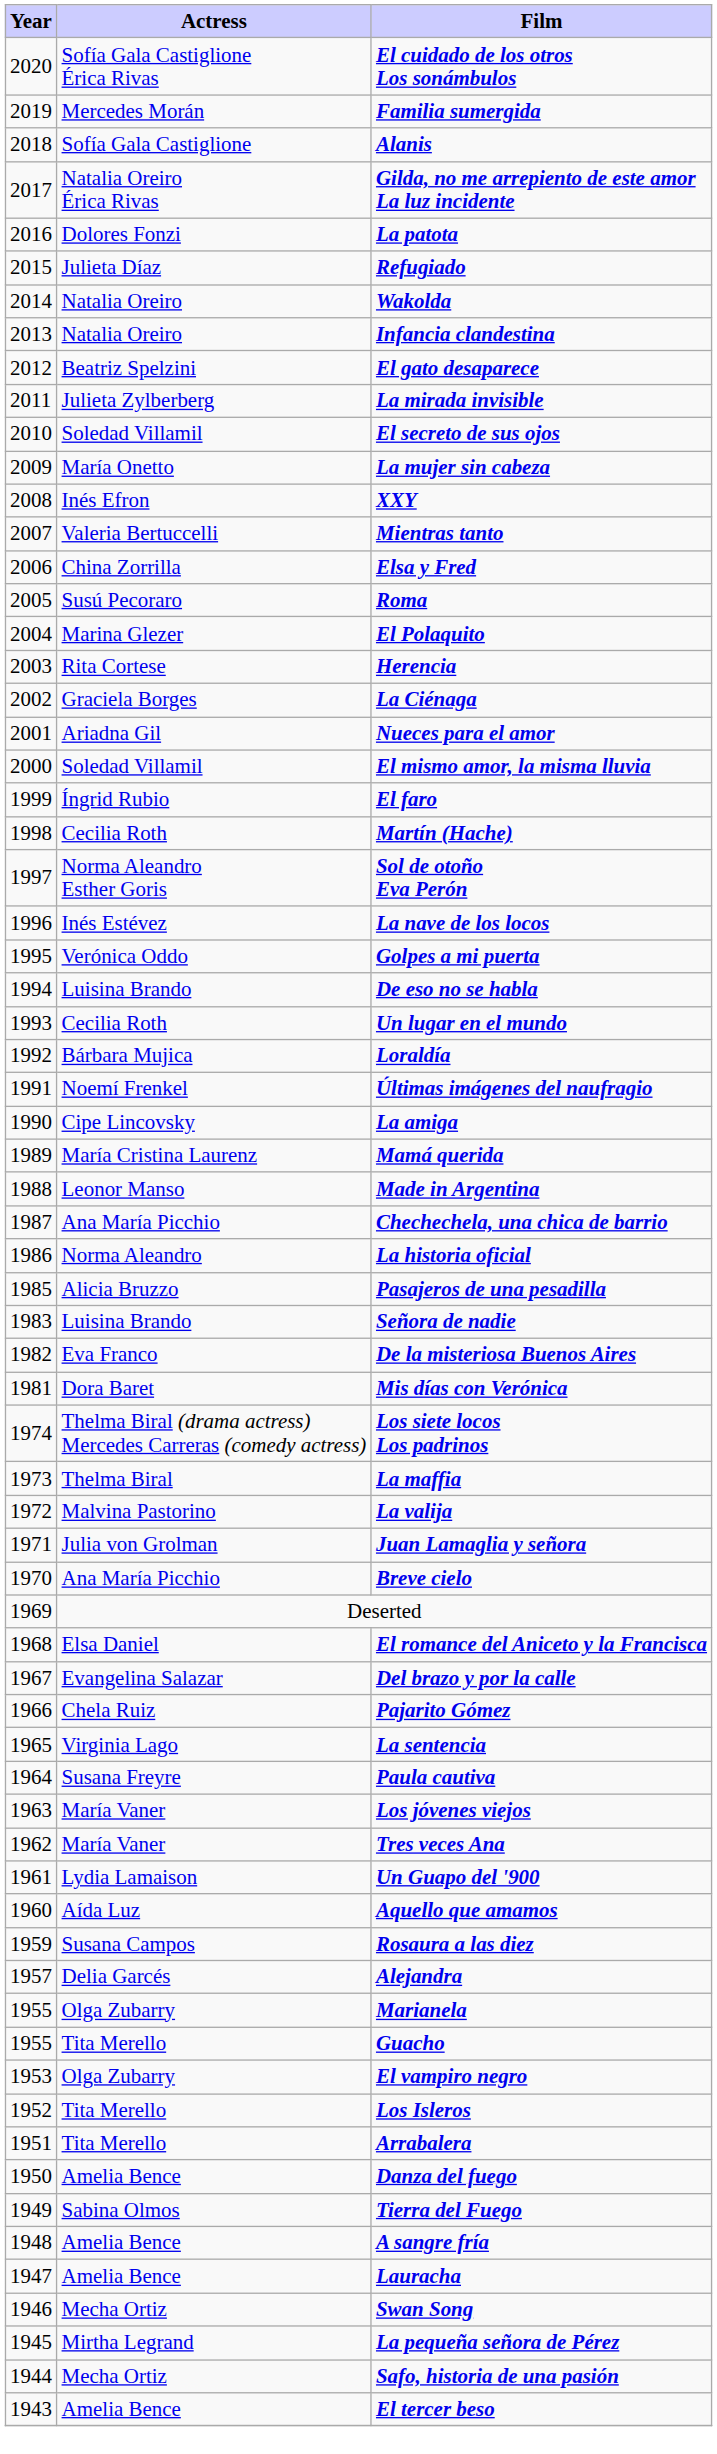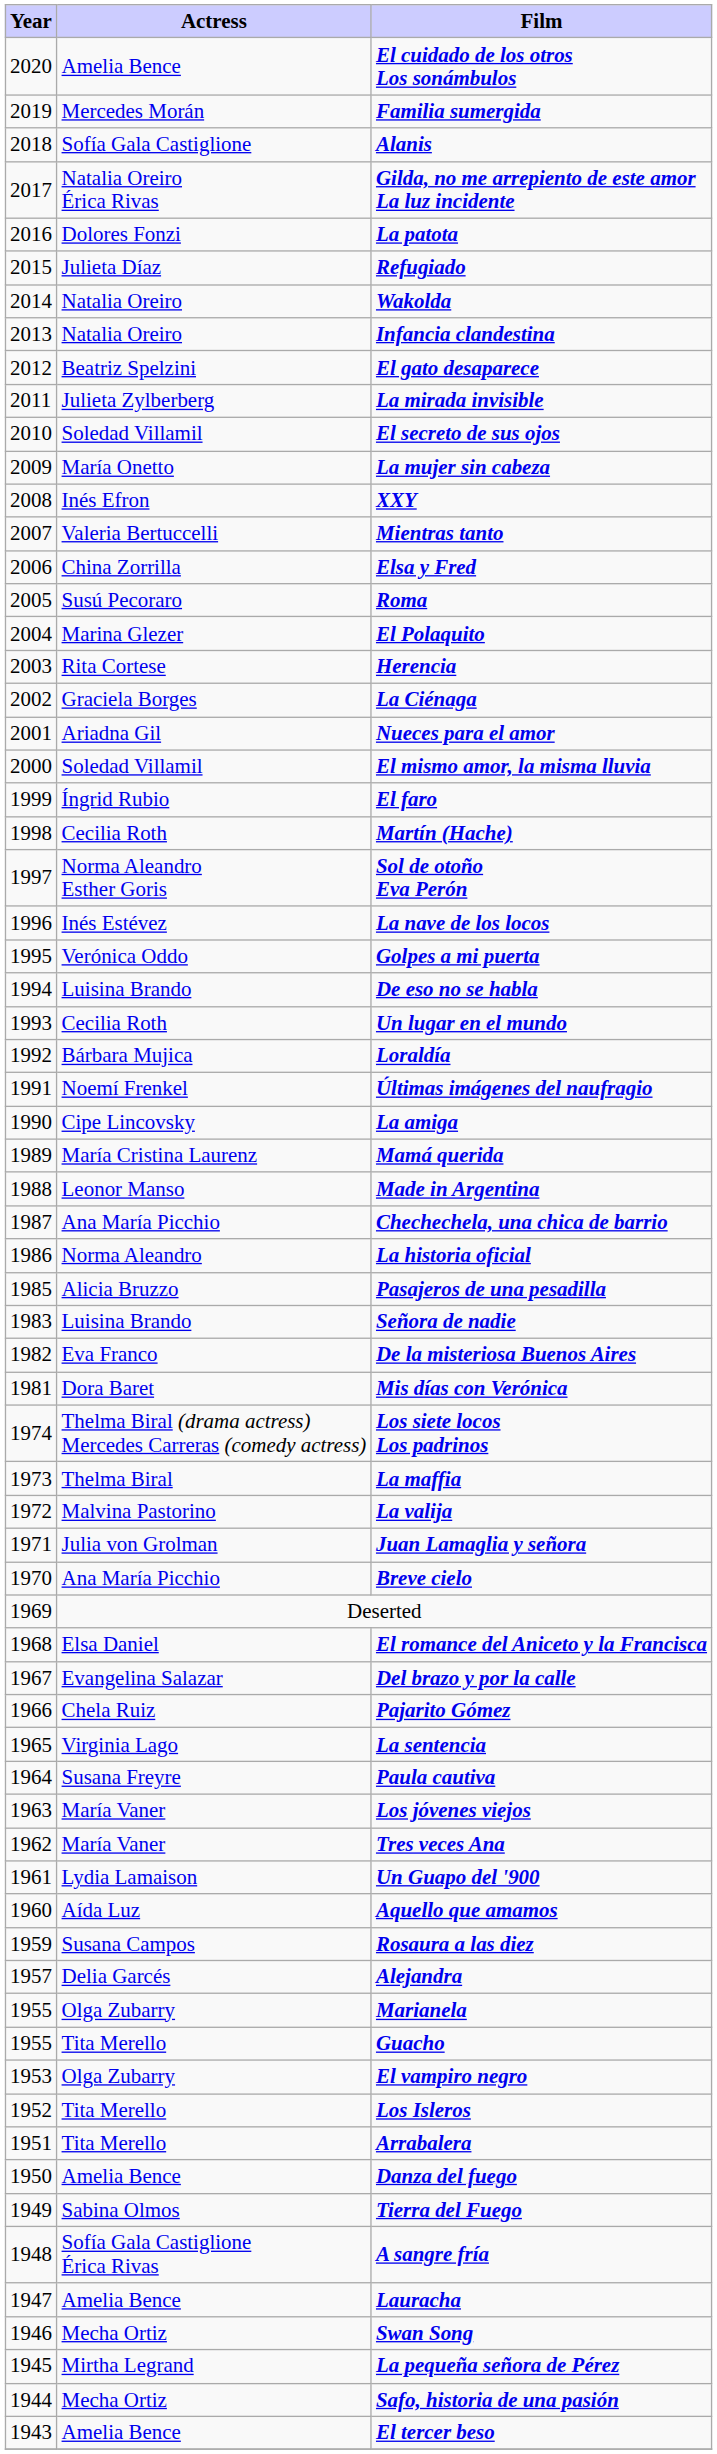(156, 66) Sofía Gala Castiglione Érica Rivas -> (121, 66) Amelia Bence
(121, 2242) Amelia Bence -> (156, 2254) Sofía Gala Castiglione Érica Rivas
